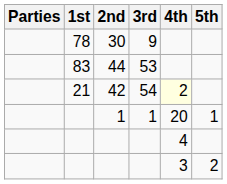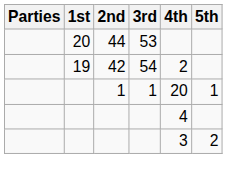- row: (117, 41)
(82, 66) 83 -> (82, 41) 20
(82, 91) 21 -> (82, 66) 19
(183, 91) lightyellow background -> (183, 66) no background
